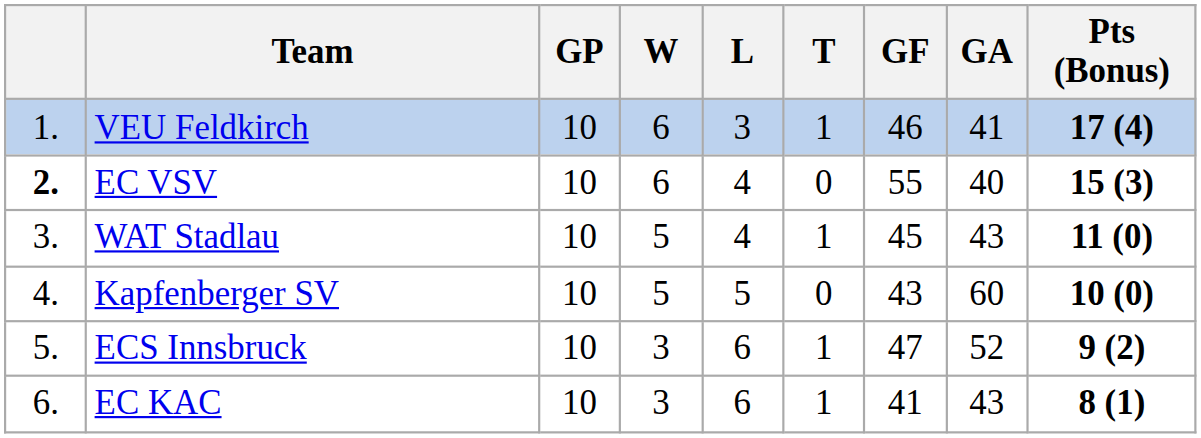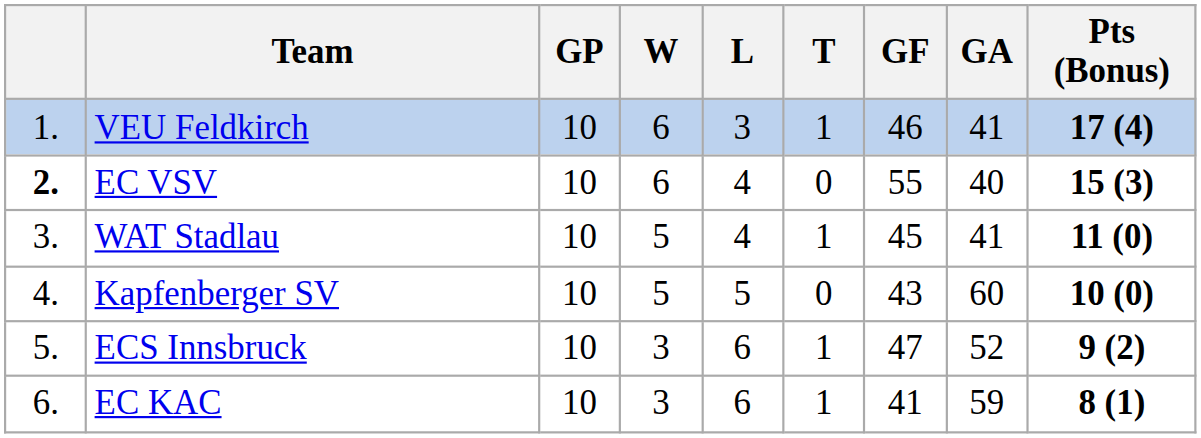(987, 237) 43 -> (987, 237) 41
(987, 403) 43 -> (987, 403) 59
